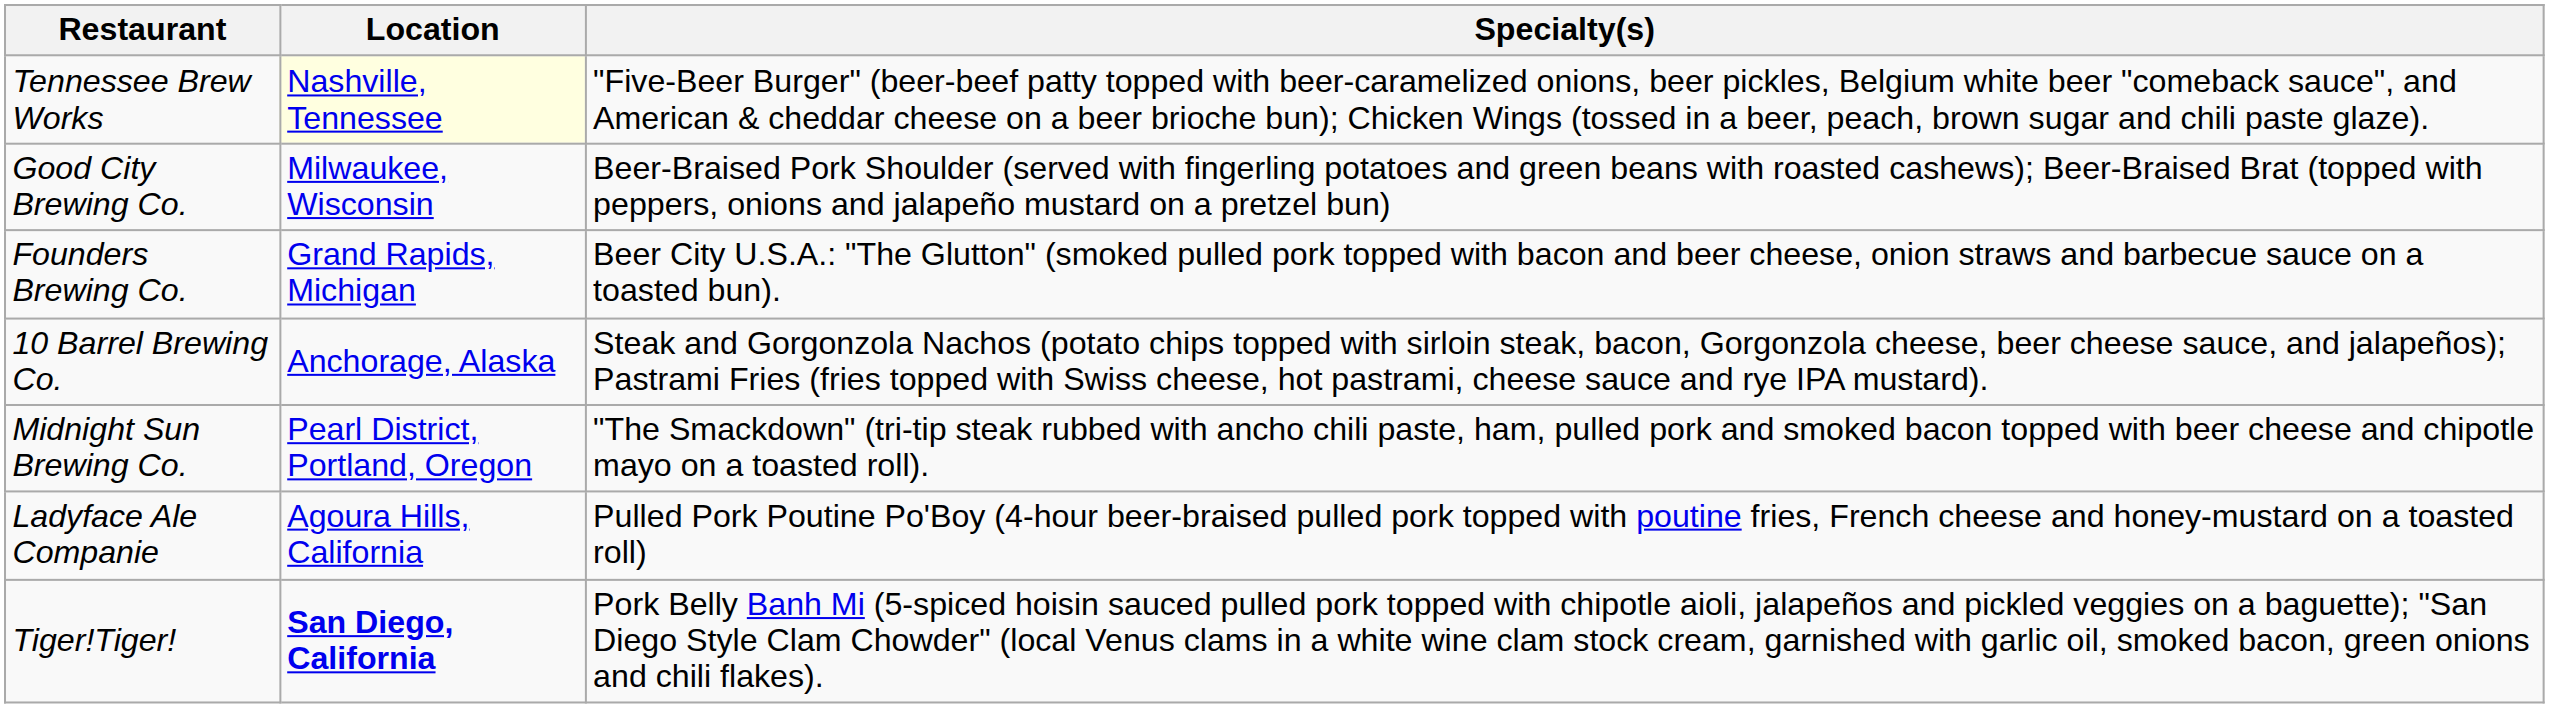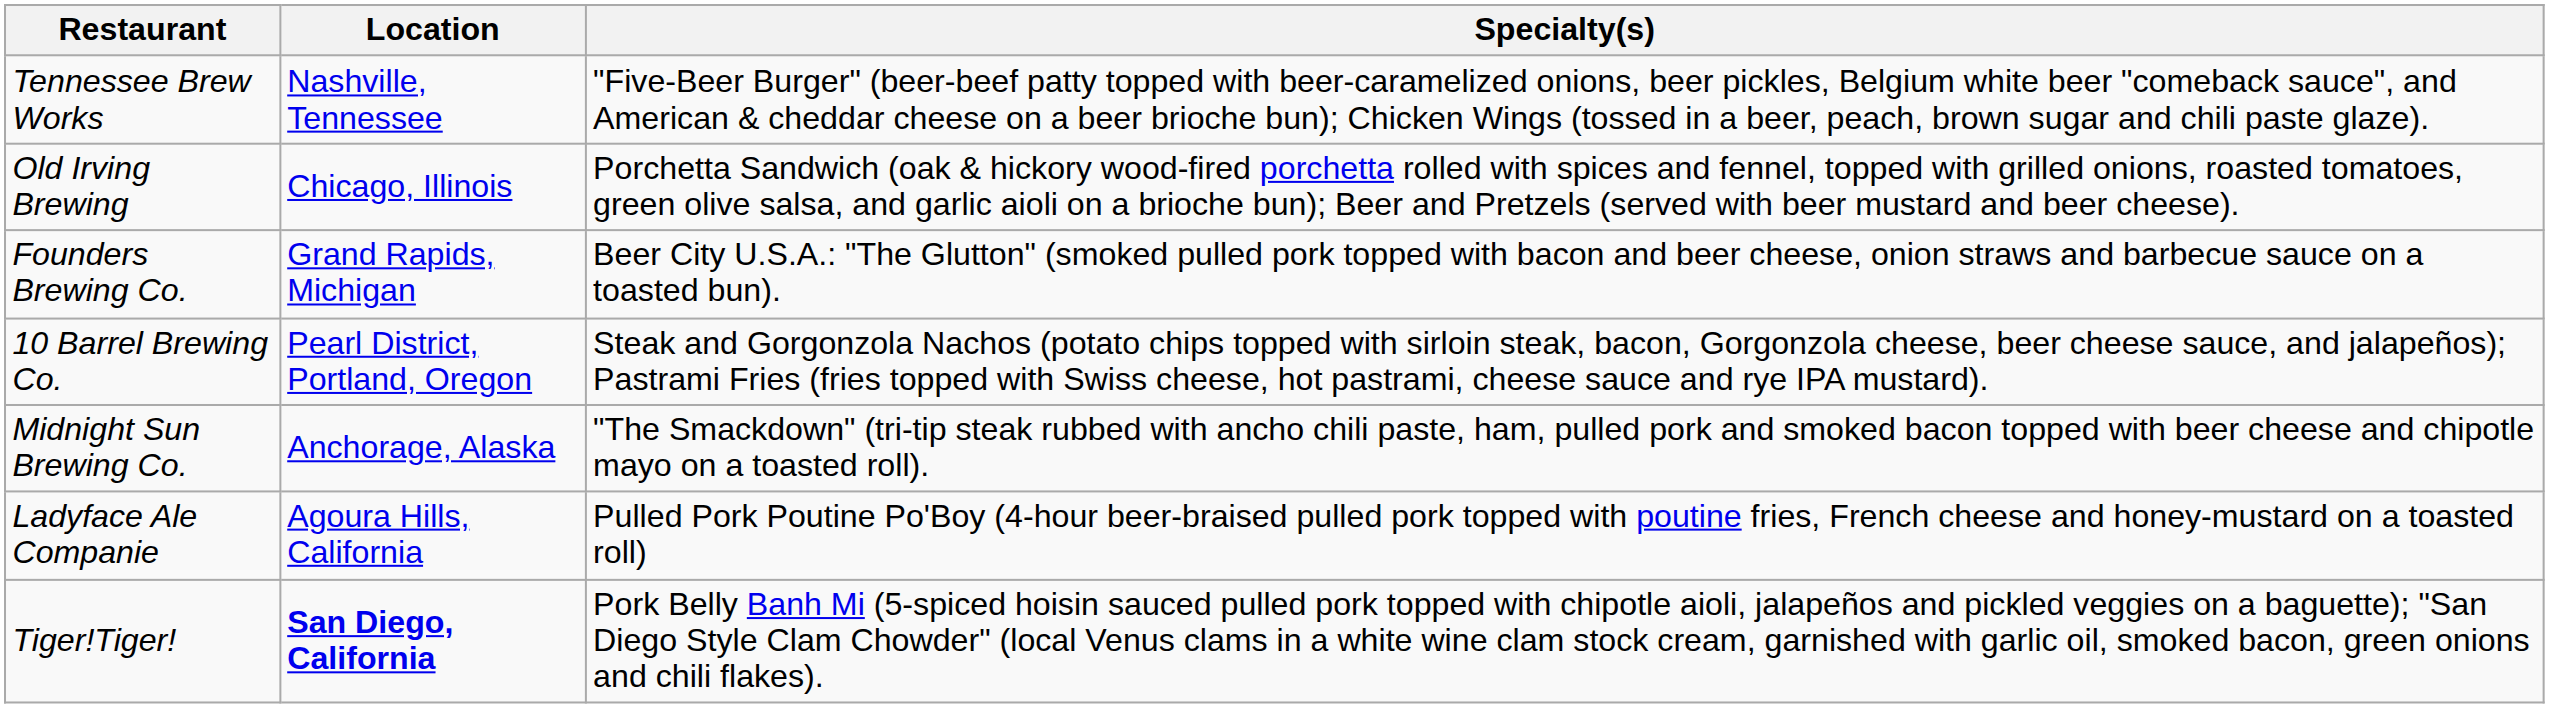(365, 99) lightyellow background -> (365, 99) no background
+ row: (81, 186)
- row: (100, 186)
(421, 360) Anchorage, Alaska -> (410, 360) Pearl District, Portland, Oregon
(410, 447) Pearl District, Portland, Oregon -> (421, 447) Anchorage, Alaska
